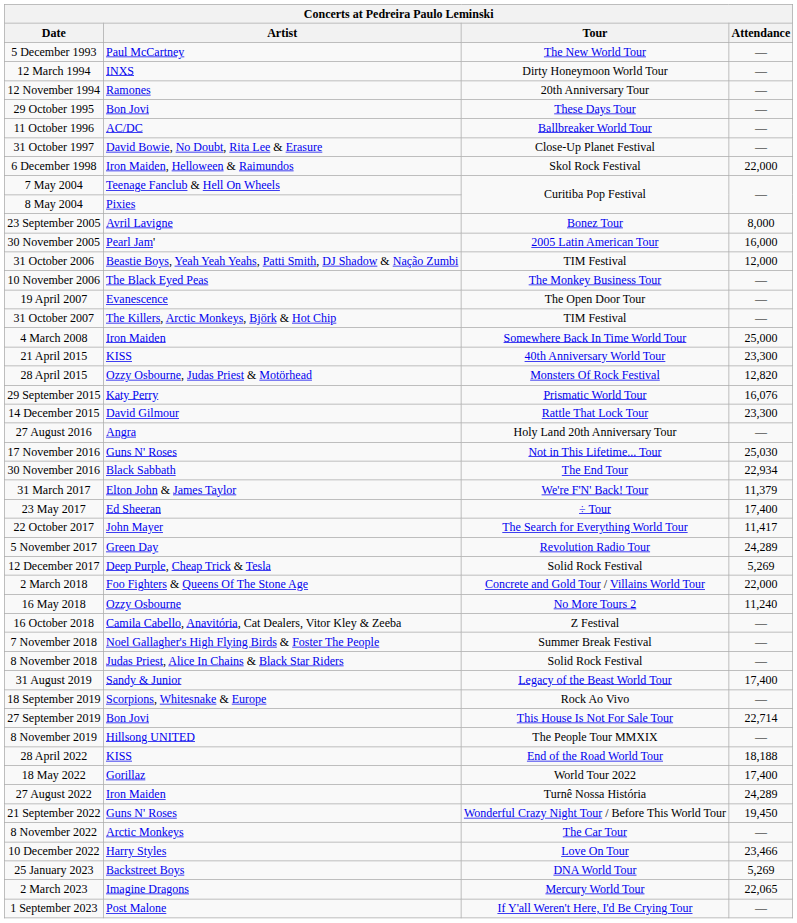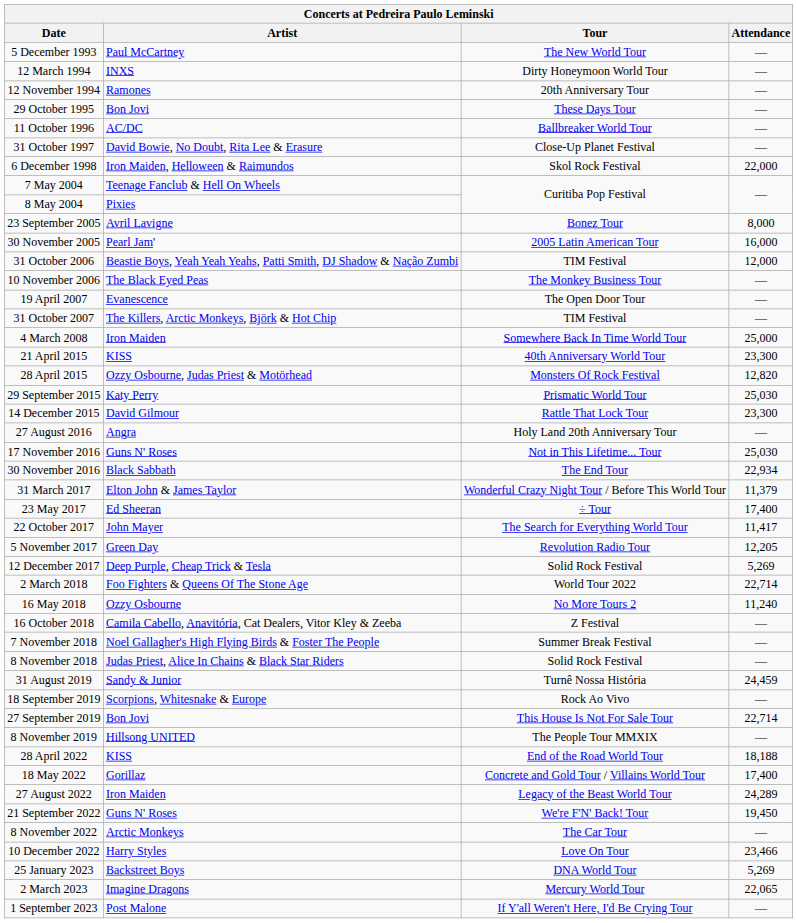(761, 394) 16,076 -> (761, 394) 25,030
(595, 489) We're F'N' Back! Tour -> (595, 489) Wonderful Crazy Night Tour / Before This World Tour
(761, 546) 24,289 -> (761, 546) 12,205
(595, 584) Concrete and Gold Tour / Villains World Tour -> (595, 584) World Tour 2022
(761, 584) 22,000 -> (761, 584) 22,714
(595, 680) Legacy of the Beast World Tour -> (595, 680) Turnê Nossa História
(761, 680) 17,400 -> (761, 680) 24,459
(595, 775) World Tour 2022 -> (595, 775) Concrete and Gold Tour / Villains World Tour
(595, 794) Turnê Nossa História -> (595, 794) Legacy of the Beast World Tour
(595, 813) Wonderful Crazy Night Tour / Before This World Tour -> (595, 813) We're F'N' Back! Tour
